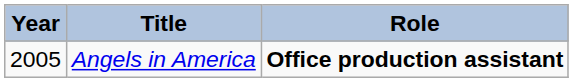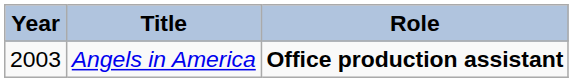(36, 59) 2005 -> (36, 59) 2003
